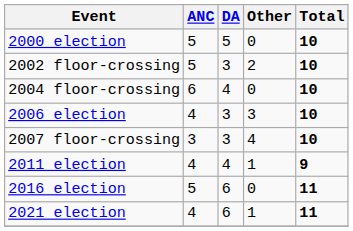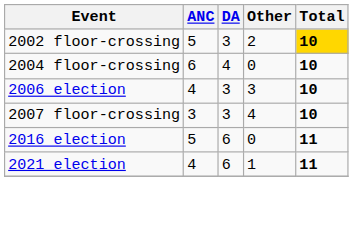- row: (67, 41)
(308, 66) no background -> (308, 41) gold background
- row: (67, 164)
